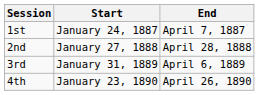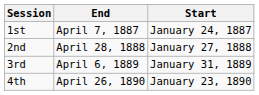columns swapped: (107, 13) <-> (207, 13)
